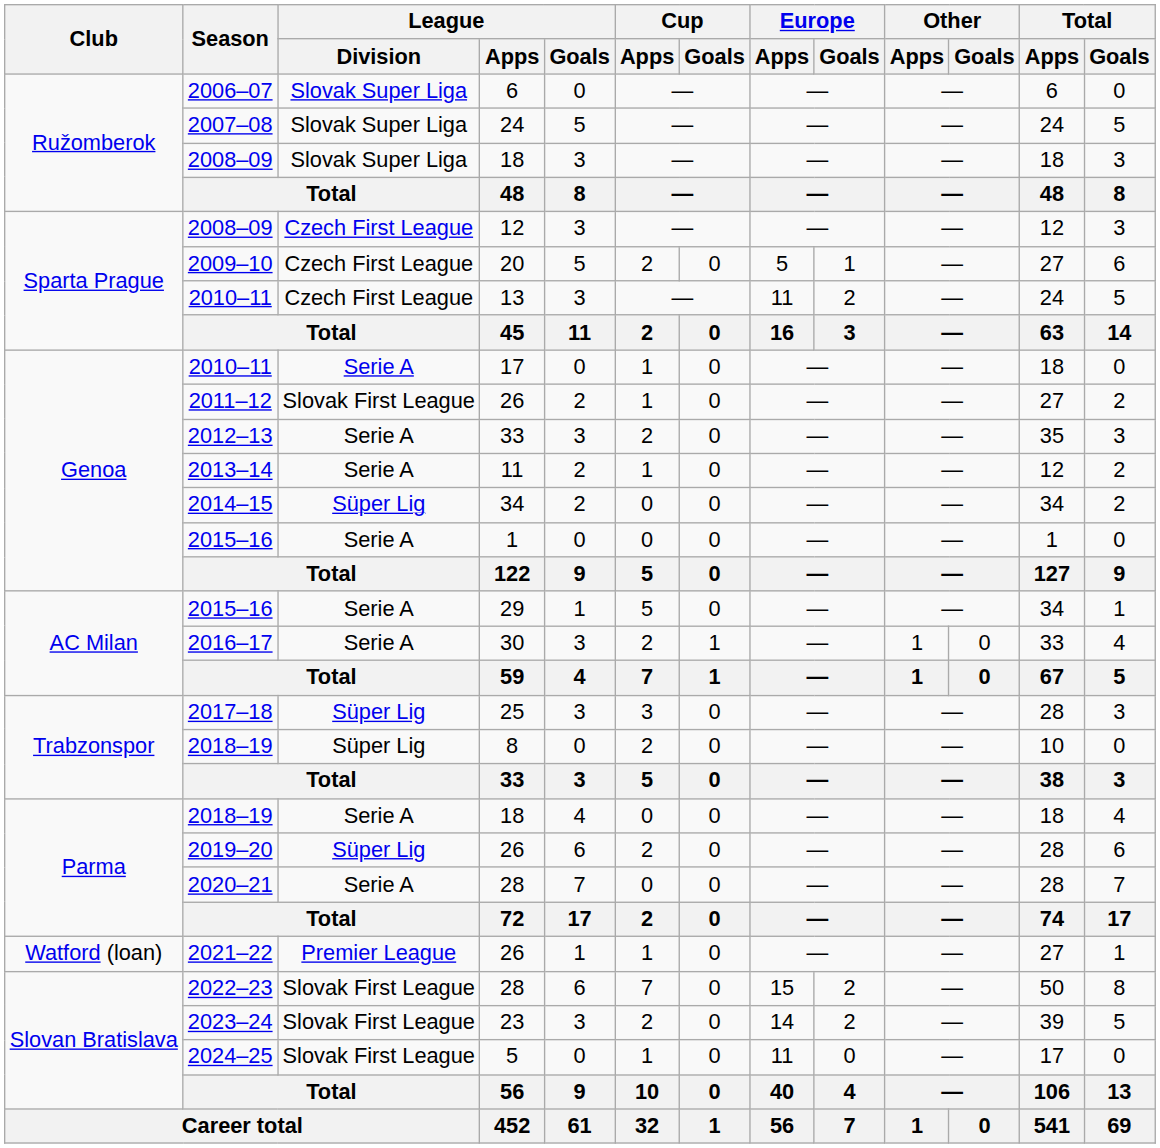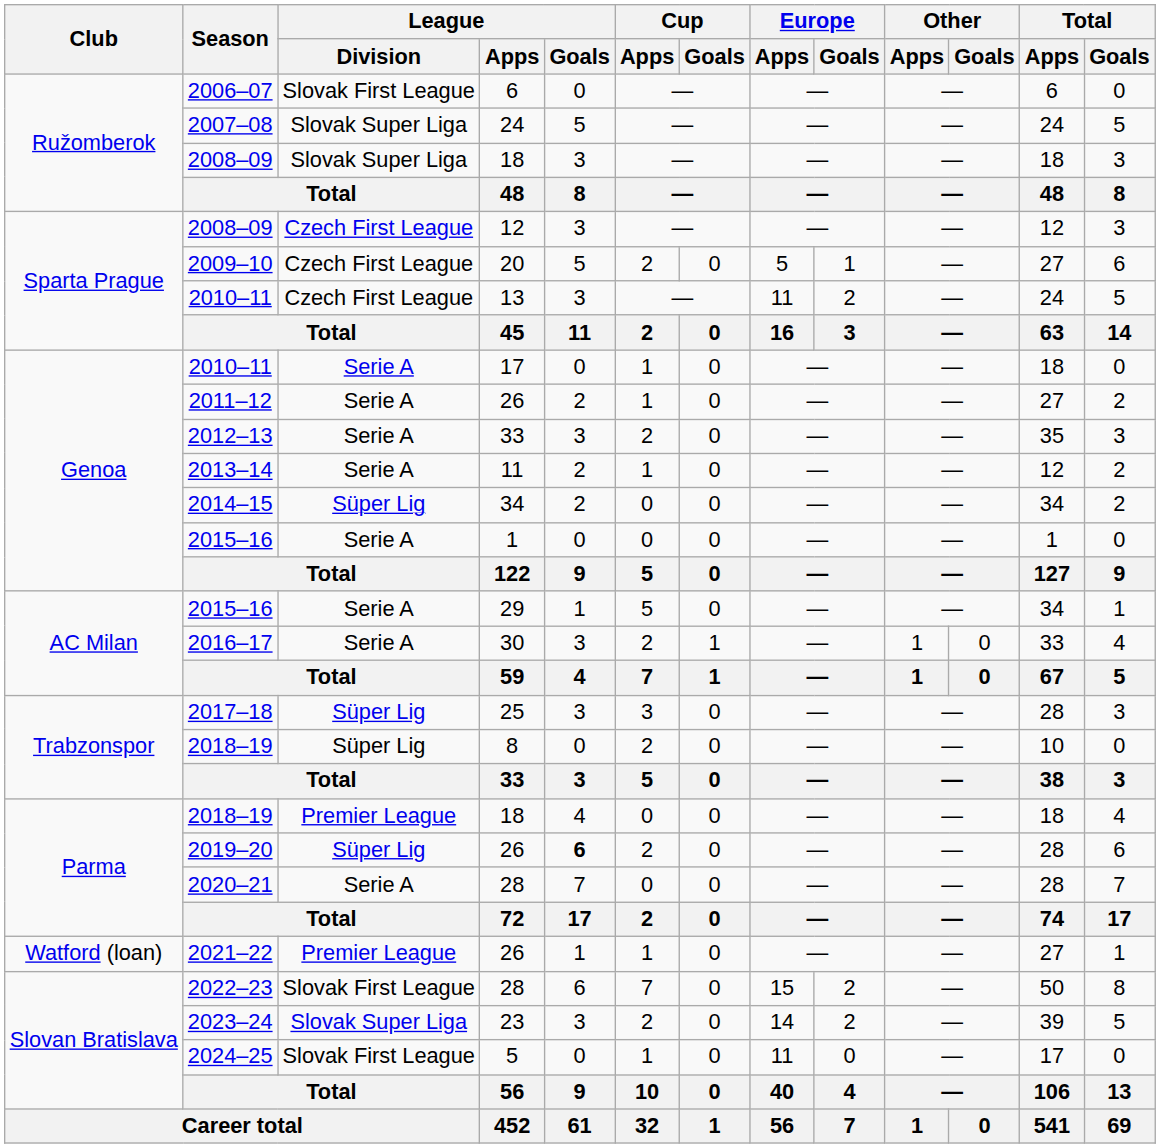(379, 90) Slovak Super Liga -> (379, 90) Slovak First League
(379, 401) Slovak First League -> (379, 401) Serie A
(379, 815) Serie A -> (379, 815) Premier League
(580, 849) normal -> (580, 849) bold
(379, 1022) Slovak First League -> (379, 1022) Slovak Super Liga
